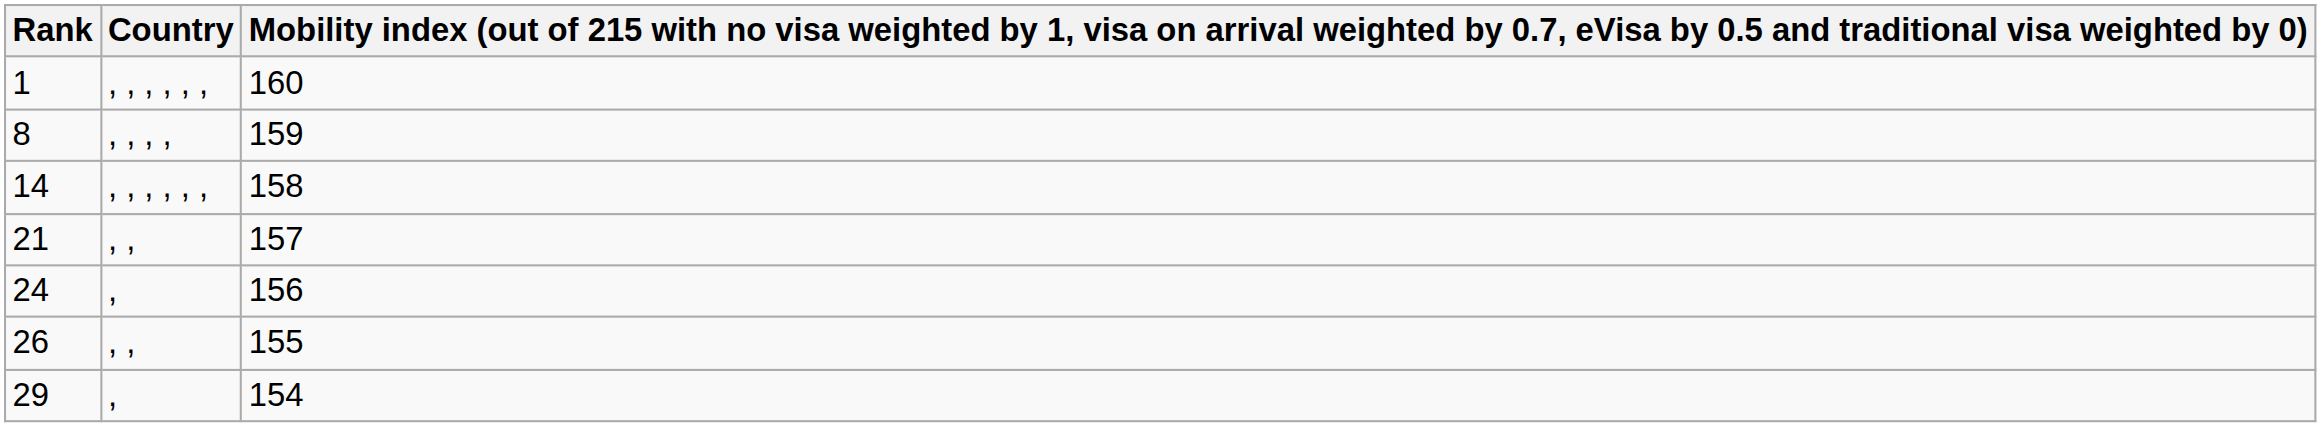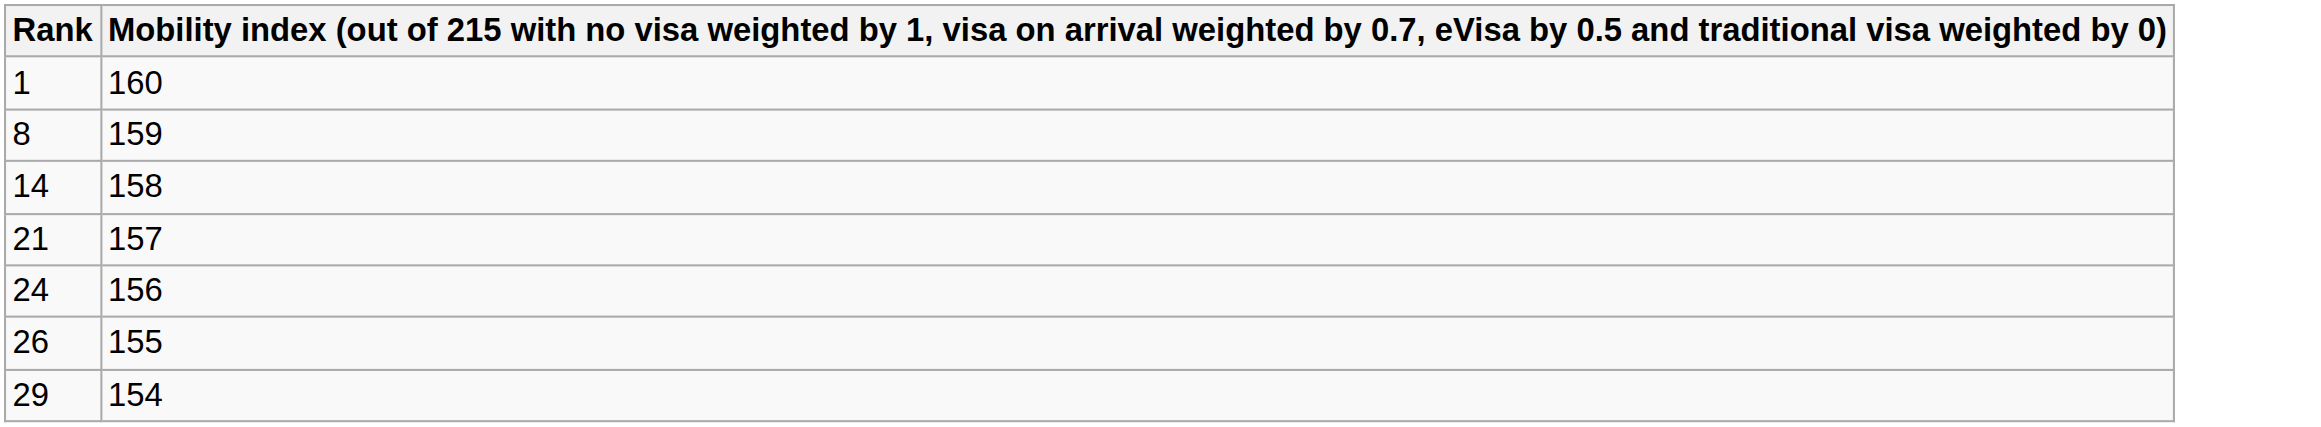- column: (171, 30)
